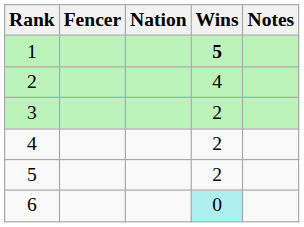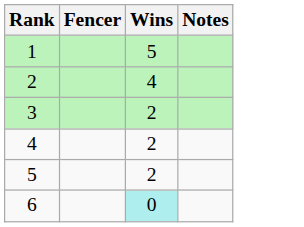- column: (158, 19)
(217, 50) bold -> (152, 50) normal
